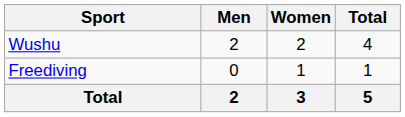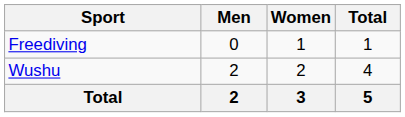rows swapped: (48, 71) <-> (34, 44)
